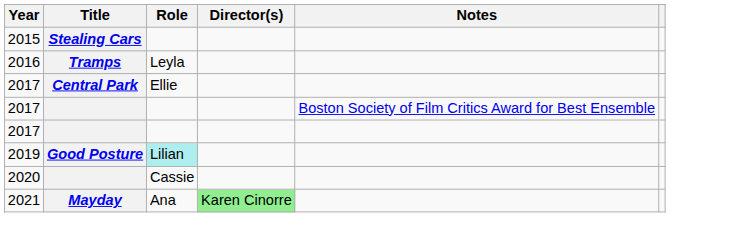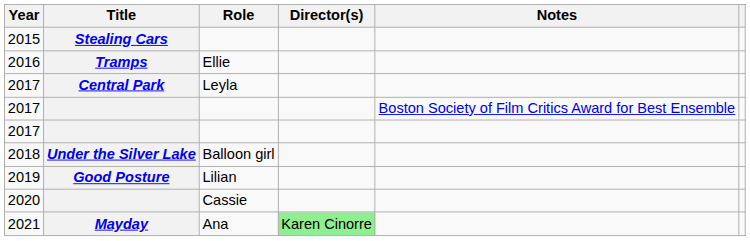(167, 62) Leyla -> (216, 62) Ellie
(164, 85) Ellie -> (220, 85) Leyla
+ row: (24, 154)
(167, 154) paleturquoise background -> (220, 177) no background
